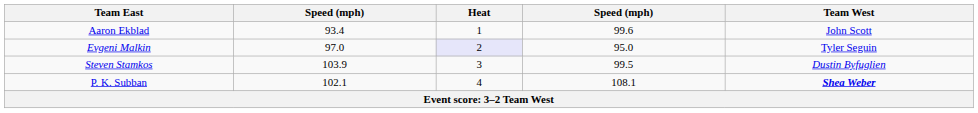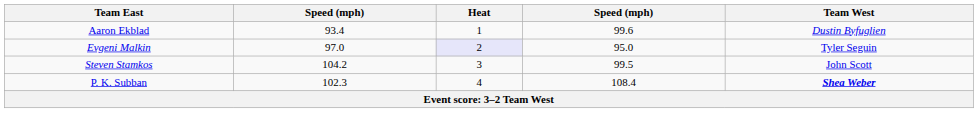(849, 30) John Scott -> (849, 30) Dustin Byfuglien
(335, 64) 103.9 -> (335, 64) 104.2
(849, 64) Dustin Byfuglien -> (849, 64) John Scott
(335, 82) 102.1 -> (335, 82) 102.3
(624, 82) 108.1 -> (624, 82) 108.4
